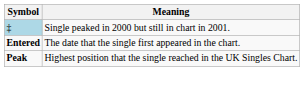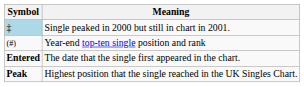+ row: (11, 43)
